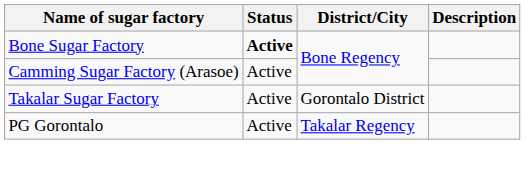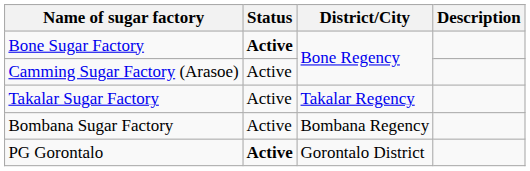(362, 98) Gorontalo District -> (358, 98) Takalar Regency
+ row: (91, 125)
(269, 125) normal -> (270, 152) bold
(358, 125) Takalar Regency -> (362, 152) Gorontalo District
